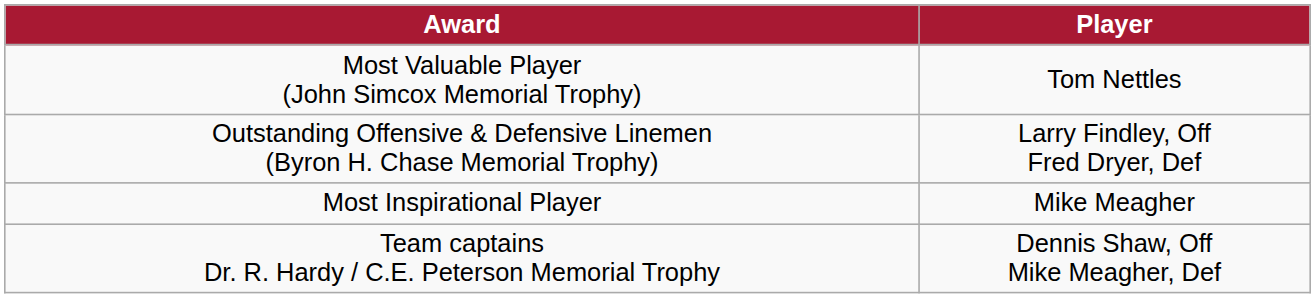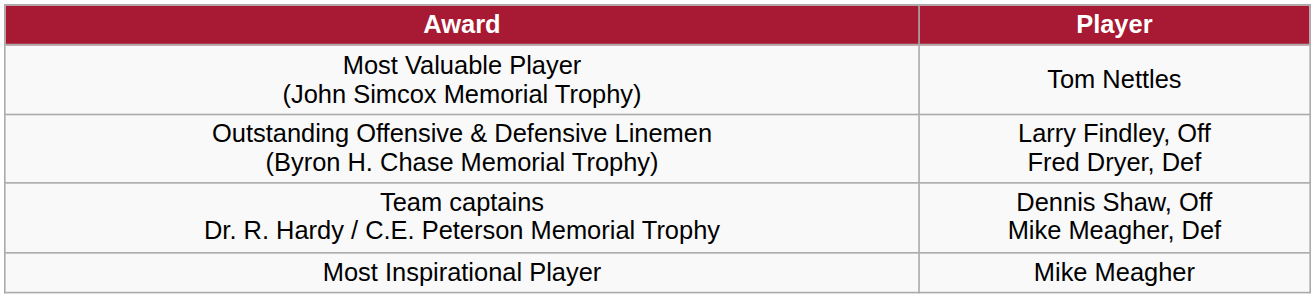rows swapped: (462, 257) <-> (462, 202)
